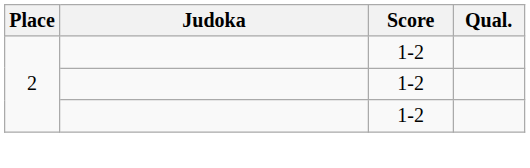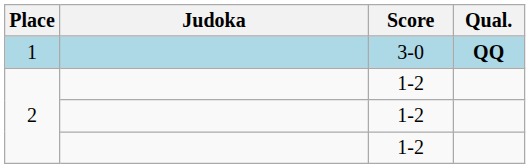+ row: (32, 52)
